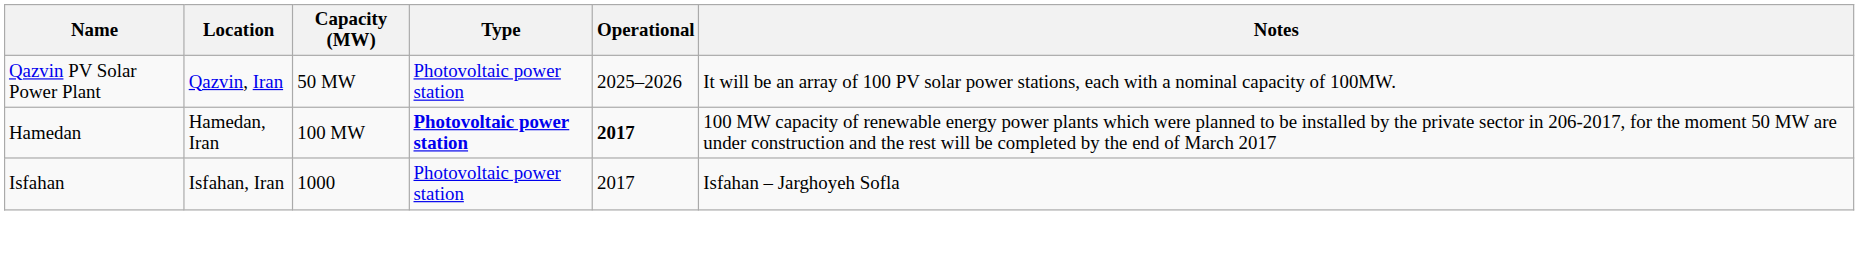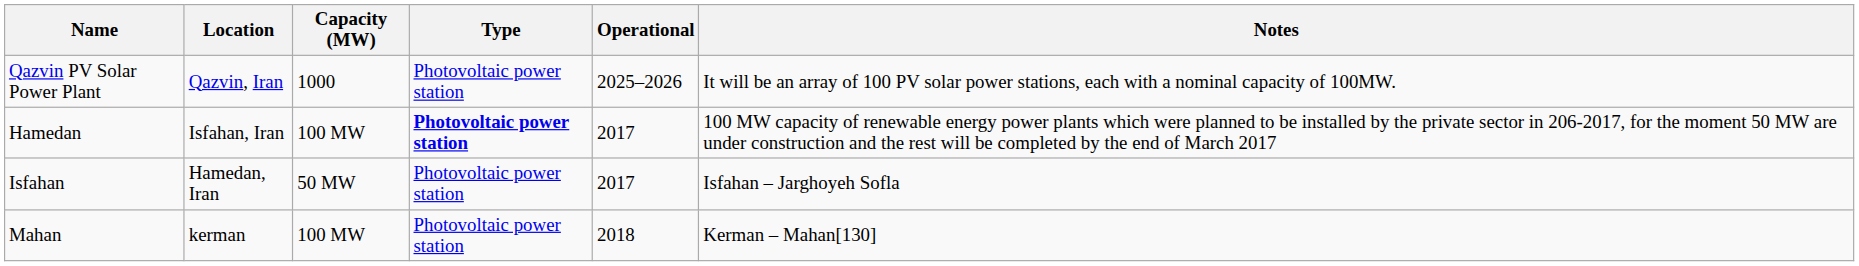(326, 81) 50 MW -> (316, 81) 1000
(227, 132) Hamedan, Iran -> (236, 132) Isfahan, Iran
(616, 132) bold -> (616, 132) normal
(236, 183) Isfahan, Iran -> (227, 183) Hamedan, Iran
(316, 183) 1000 -> (326, 183) 50 MW
+ row: (35, 234)
